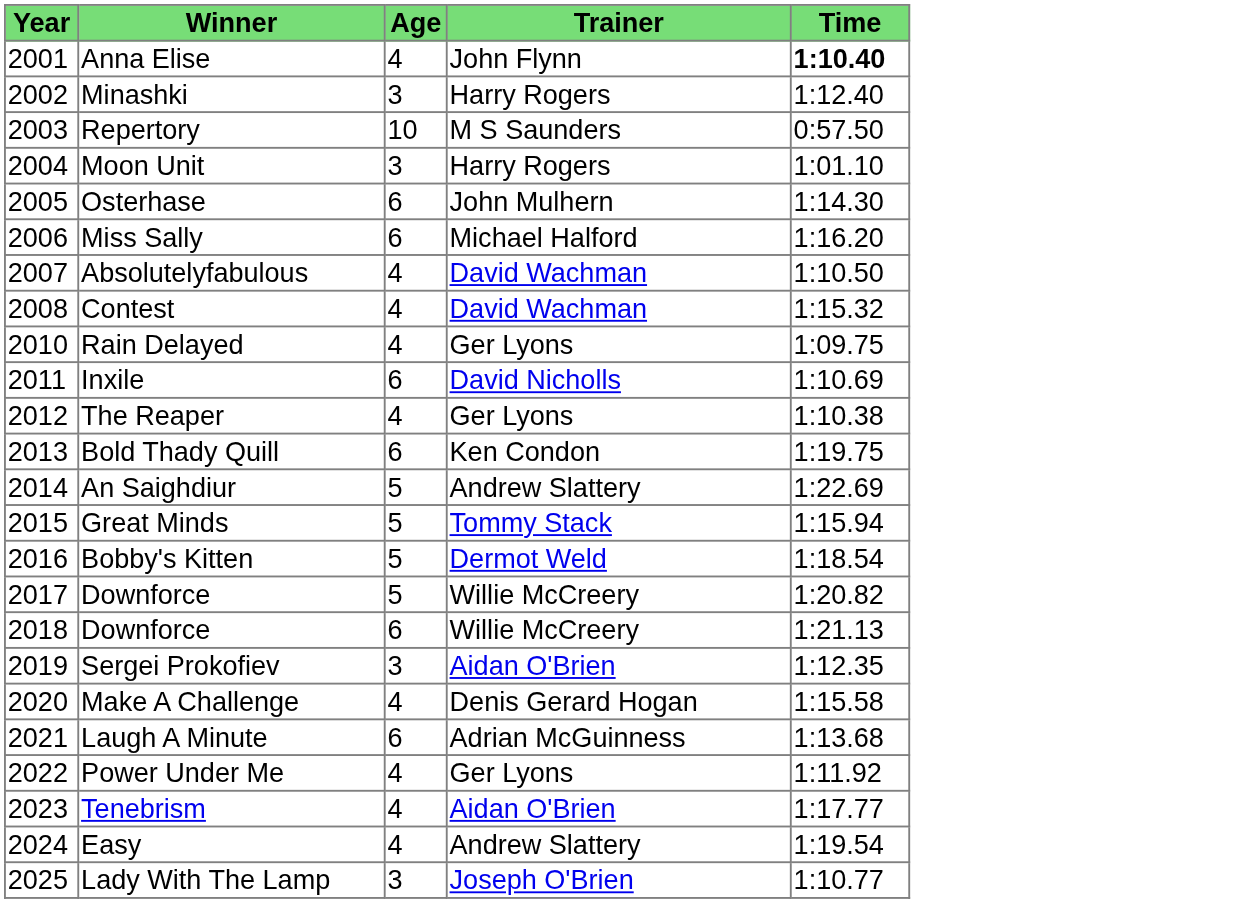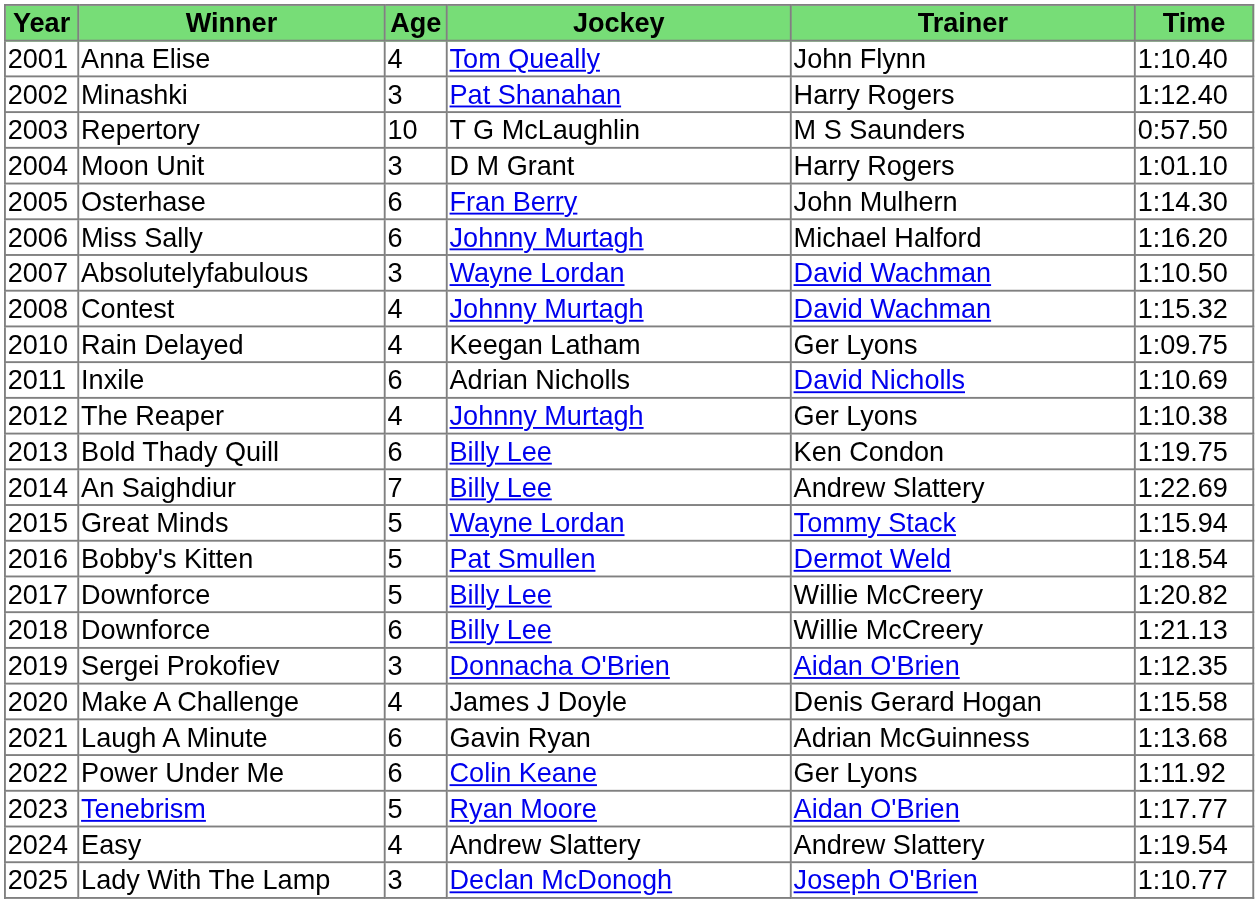+ column: (619, 23)
(839, 59) bold -> (1183, 59) normal
(395, 273) 4 -> (395, 273) 3
(395, 487) 5 -> (395, 487) 7
(395, 773) 4 -> (395, 773) 6
(395, 809) 4 -> (395, 809) 5
